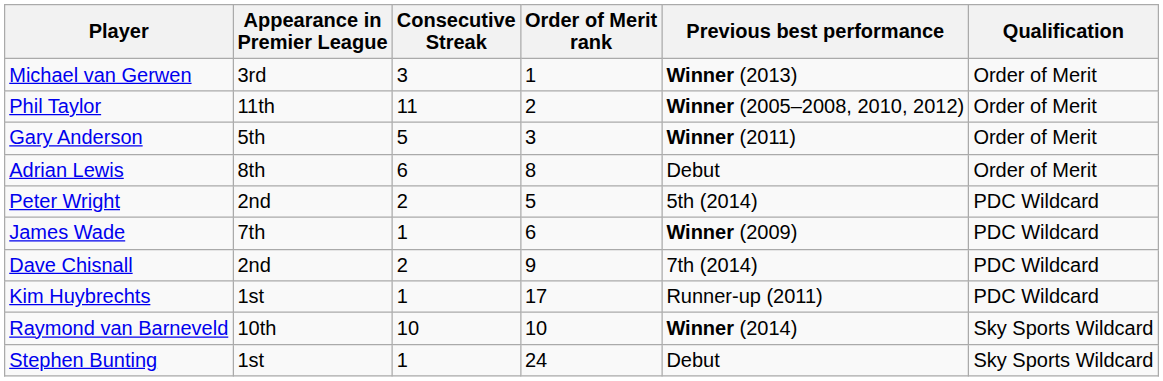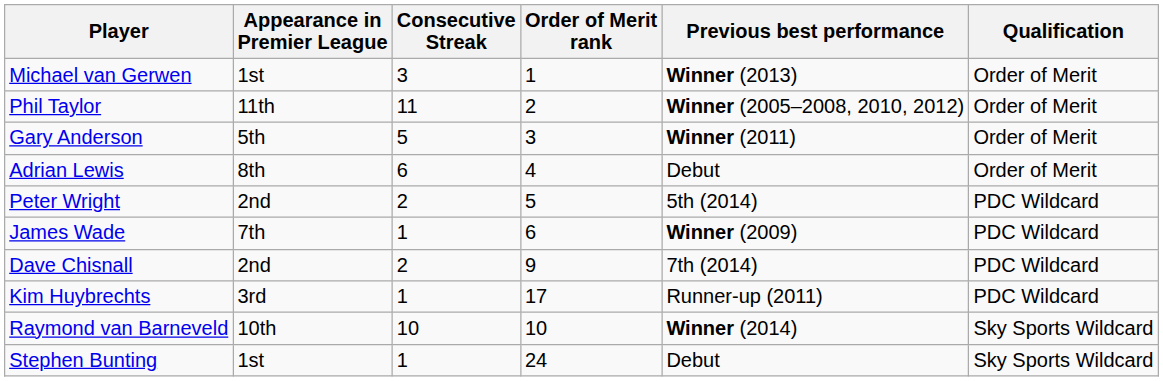(252, 74) 3rd -> (251, 74) 1st
(530, 169) 8 -> (530, 169) 4
(251, 296) 1st -> (252, 296) 3rd
